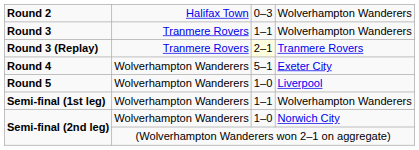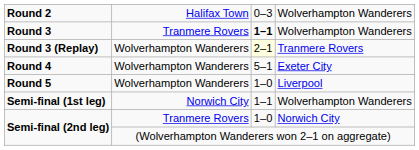(263, 31) normal -> (263, 31) bold
(206, 48) Tranmere Rovers -> (182, 48) Wolverhampton Wanderers
(182, 101) Wolverhampton Wanderers -> (218, 101) Norwich City
(182, 119) Wolverhampton Wanderers -> (206, 119) Tranmere Rovers
